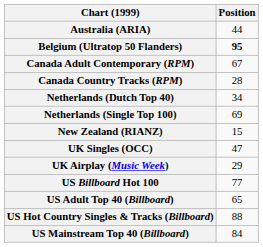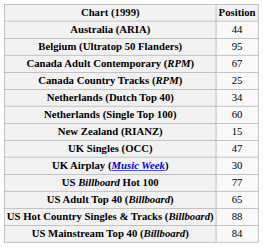(237, 47) bold -> (237, 47) normal
(237, 81) 28 -> (237, 81) 25
(237, 115) 69 -> (237, 115) 60
(237, 166) 29 -> (237, 166) 30
